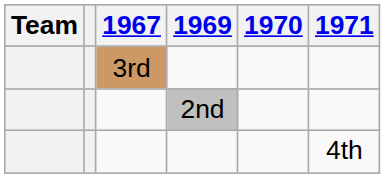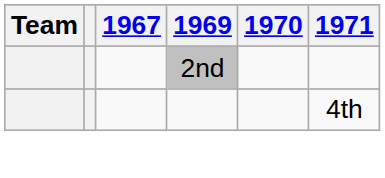- row: (132, 67)
